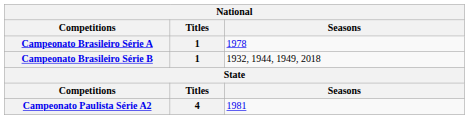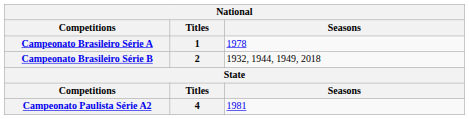(197, 59) 1 -> (197, 59) 2
